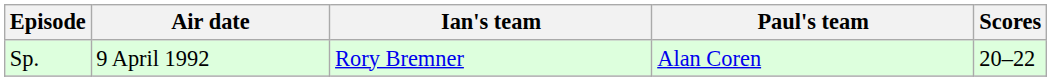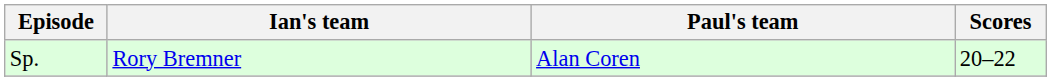- column: (210, 22)
